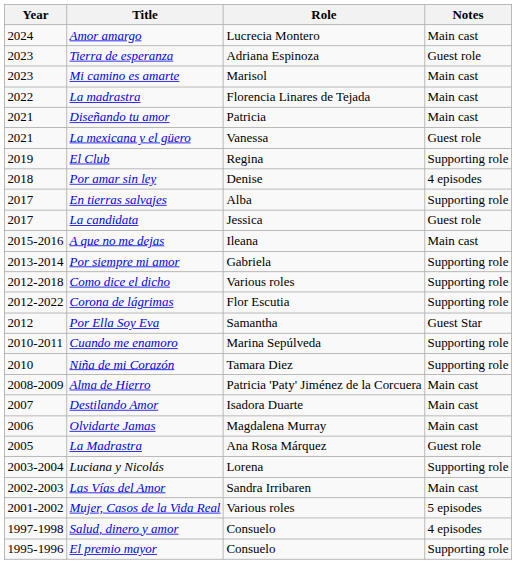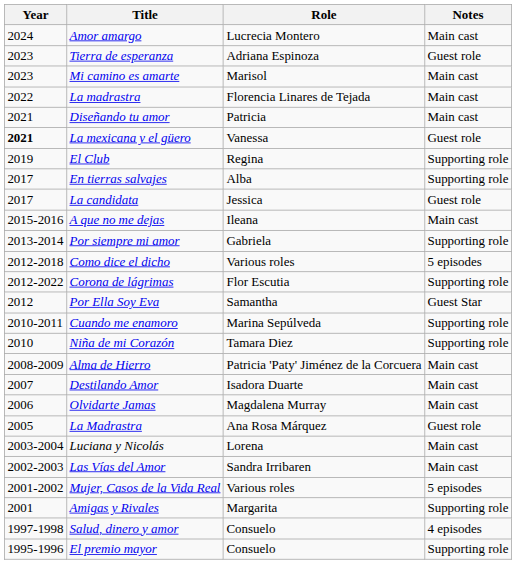(20, 138) normal -> (20, 138) bold
- row: (113, 179)
(468, 281) Supporting role -> (455, 261) 5 episodes
(468, 466) Supporting role -> (453, 446) Main cast
+ row: (114, 508)
